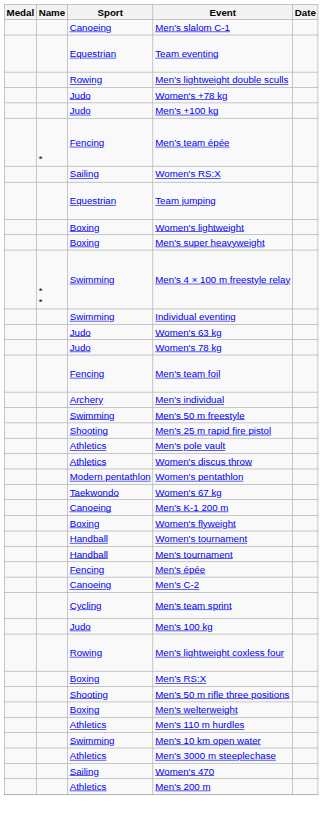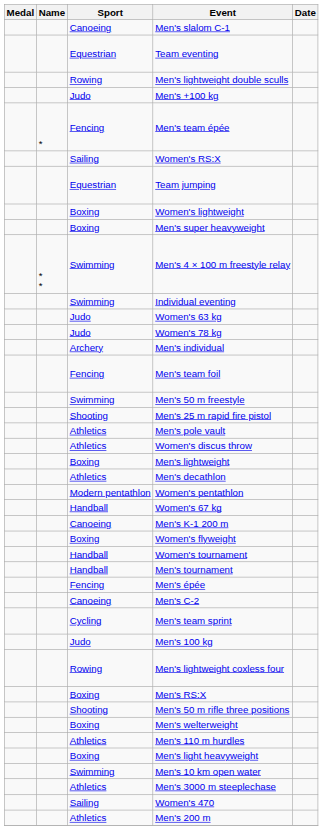- row: (191, 96)
rows swapped: (190, 400) <-> (188, 374)
+ row: (192, 462)
+ row: (190, 477)
(94, 492) Taekwondo -> (89, 508) Handball
+ row: (207, 756)
